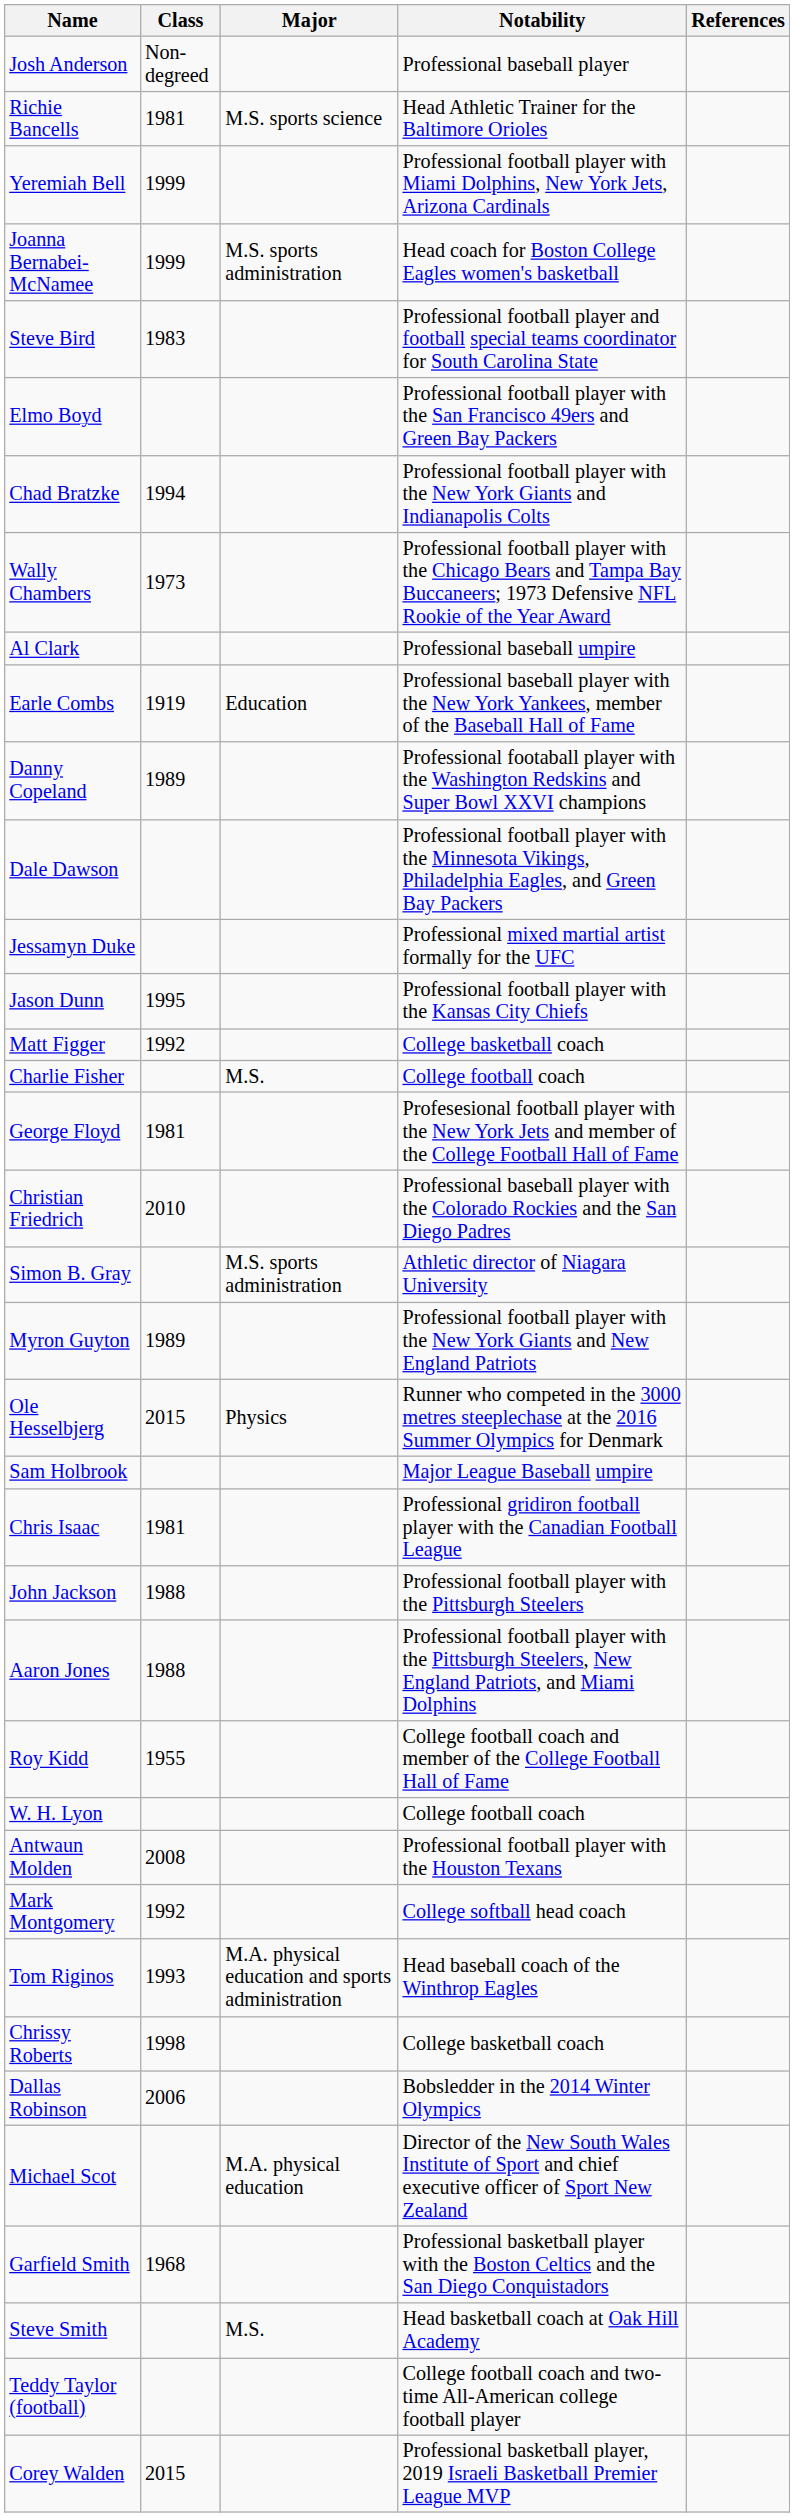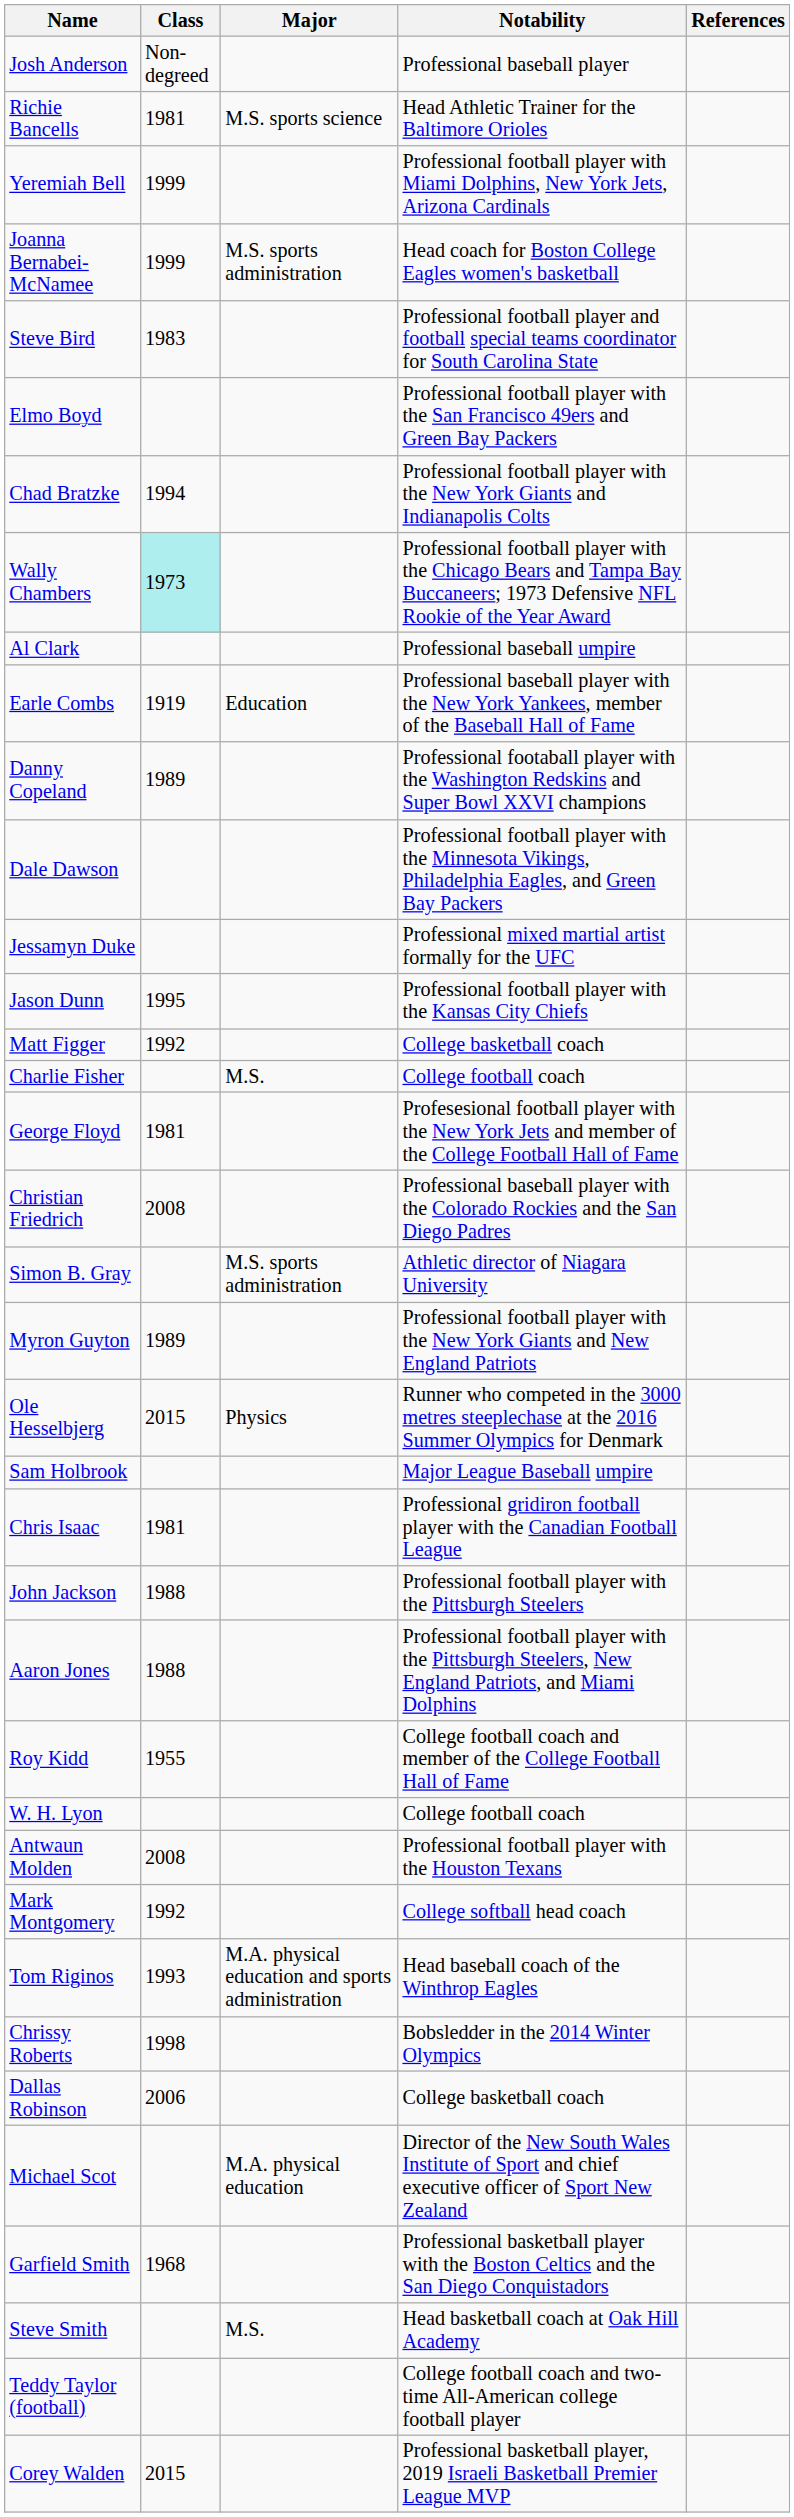(165, 582) no background -> (165, 582) paleturquoise background
(165, 1208) 2010 -> (165, 1208) 2008
(503, 2043) College basketball coach -> (526, 2043) Bobsledder in the 2014 Winter Olympics
(526, 2098) Bobsledder in the 2014 Winter Olympics -> (503, 2098) College basketball coach
